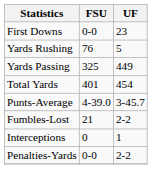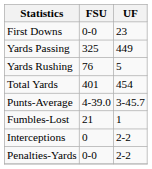rows swapped: (40, 48) <-> (38, 66)
(123, 119) 2-2 -> (119, 119) 1
(119, 137) 1 -> (123, 137) 2-2
